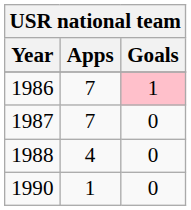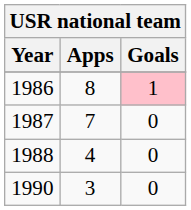(90, 88) 7 -> (90, 88) 8
(90, 188) 1 -> (90, 188) 3
